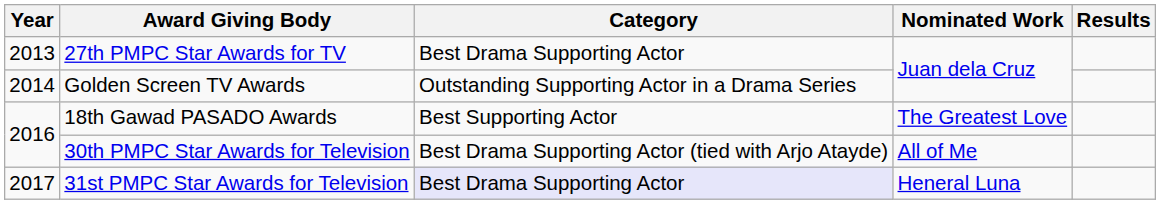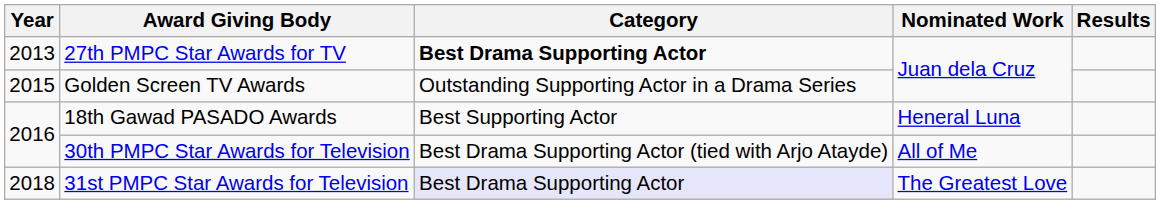(552, 53) normal -> (563, 53) bold
(32, 85) 2014 -> (32, 85) 2015
(982, 118) The Greatest Love -> (959, 118) Heneral Luna
(32, 183) 2017 -> (32, 183) 2018
(959, 183) Heneral Luna -> (982, 183) The Greatest Love
